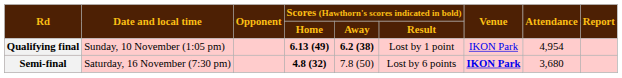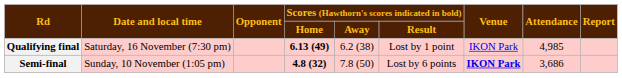(154, 47) Sunday, 10 November (1:05 pm) -> (157, 47) Saturday, 16 November (7:30 pm)
(357, 47) bold -> (357, 47) normal
(552, 47) 4,954 -> (552, 47) 4,985
(157, 64) Saturday, 16 November (7:30 pm) -> (154, 64) Sunday, 10 November (1:05 pm)
(552, 64) 3,680 -> (552, 64) 3,686
